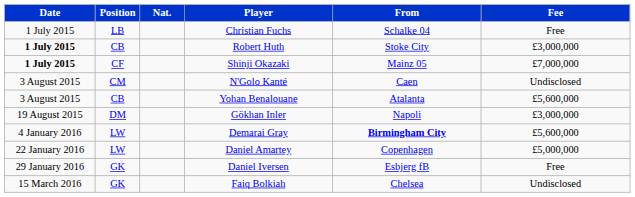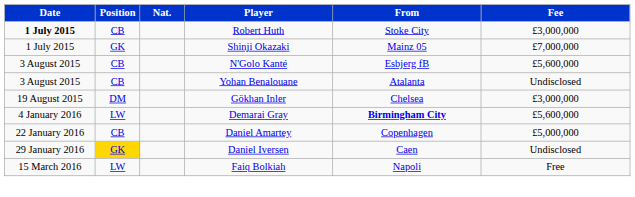- row: (258, 30)
(50, 64) bold -> (50, 47) normal
(118, 64) CF -> (118, 47) GK
(118, 81) CM -> (118, 64) CB
(407, 81) Caen -> (407, 64) Esbjerg fB
(555, 81) Undisclosed -> (555, 64) £5,600,000
(555, 98) £5,600,000 -> (555, 81) Undisclosed
(407, 116) Napoli -> (407, 98) Chelsea
(118, 150) LW -> (118, 133) CB
(118, 167) no background -> (118, 150) gold background
(407, 167) Esbjerg fB -> (407, 150) Caen
(555, 167) Free -> (555, 150) Undisclosed
(118, 184) GK -> (118, 167) LW
(407, 184) Chelsea -> (407, 167) Napoli
(555, 184) Undisclosed -> (555, 167) Free
